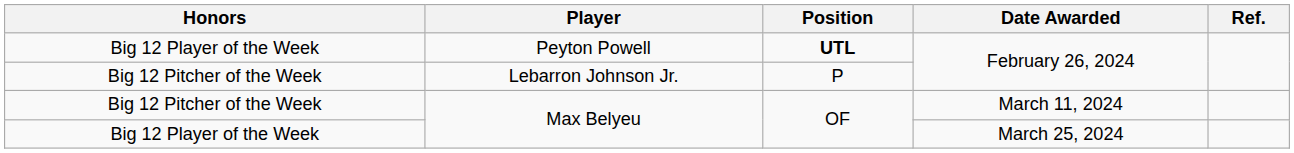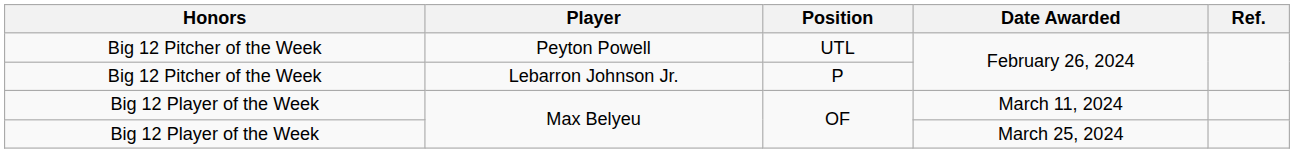(215, 47) Big 12 Player of the Week -> (215, 47) Big 12 Pitcher of the Week
(838, 47) bold -> (838, 47) normal
(215, 104) Big 12 Pitcher of the Week -> (215, 104) Big 12 Player of the Week
